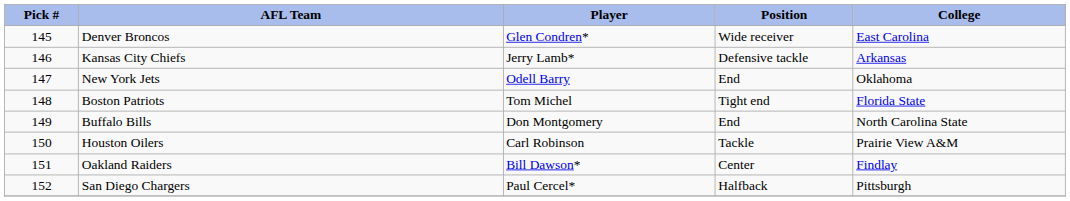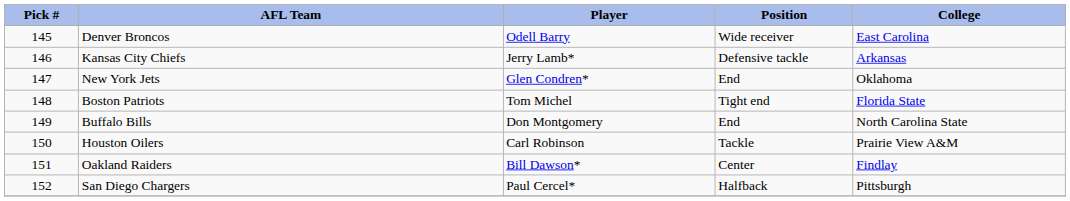(547, 36) Glen Condren* -> (538, 36) Odell Barry
(538, 79) Odell Barry -> (547, 79) Glen Condren*
